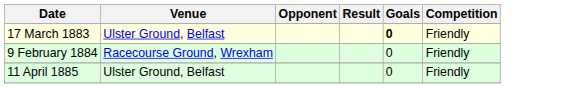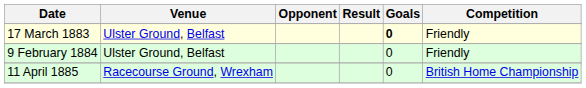(188, 53) Racecourse Ground, Wrexham -> (164, 53) Ulster Ground, Belfast
(164, 72) Ulster Ground, Belfast -> (188, 72) Racecourse Ground, Wrexham
(448, 72) Friendly -> (502, 72) British Home Championship
